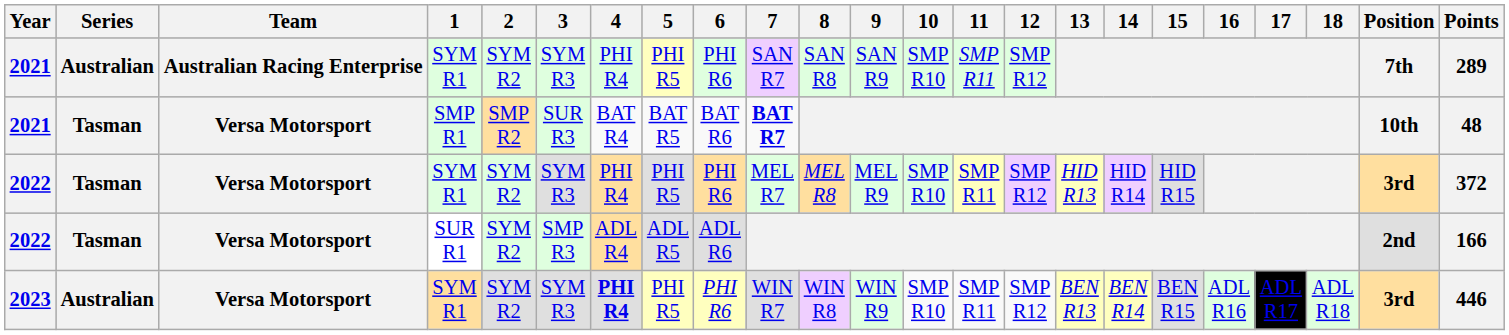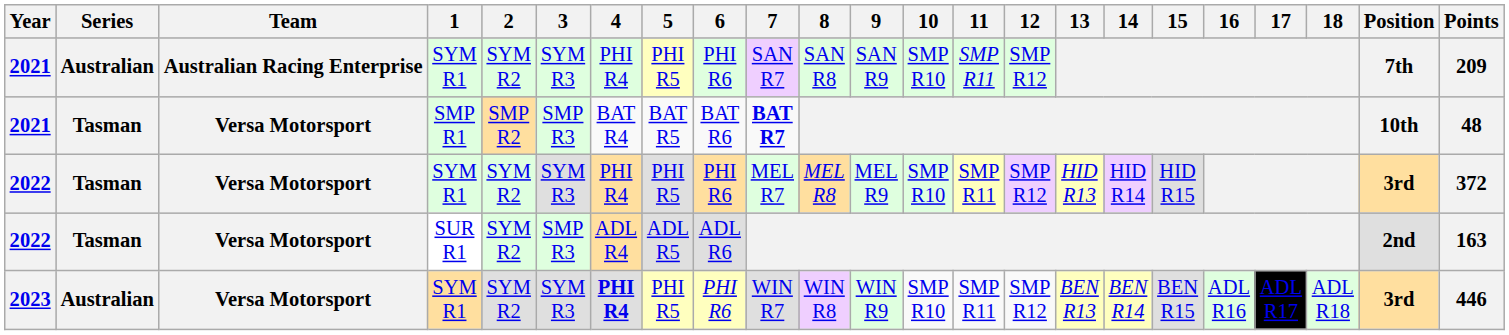(1471, 66) 289 -> (1471, 66) 209
(563, 125) SUR R3 -> (563, 125) SMP R3
(1471, 241) 166 -> (1471, 241) 163
